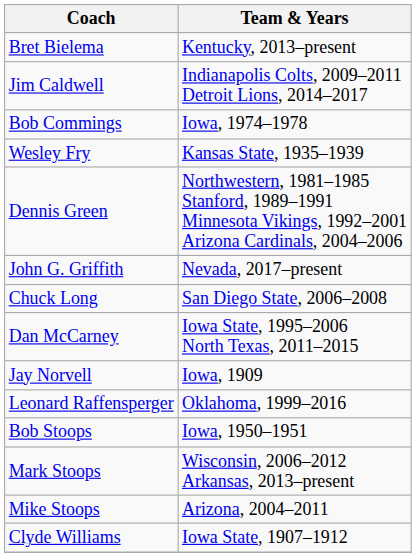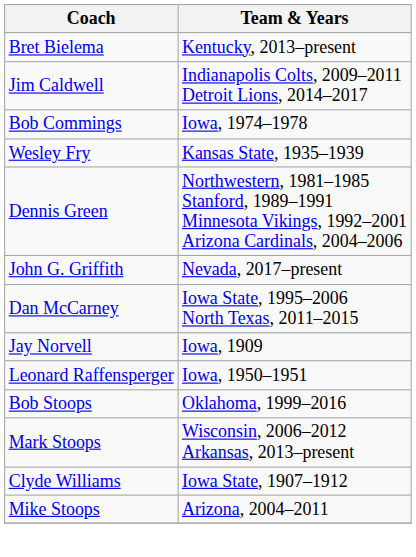- row: (53, 298)
(264, 403) Oklahoma, 1999–2016 -> (245, 375) Iowa, 1950–1951
(245, 432) Iowa, 1950–1951 -> (264, 403) Oklahoma, 1999–2016
rows swapped: (54, 509) <-> (65, 537)
